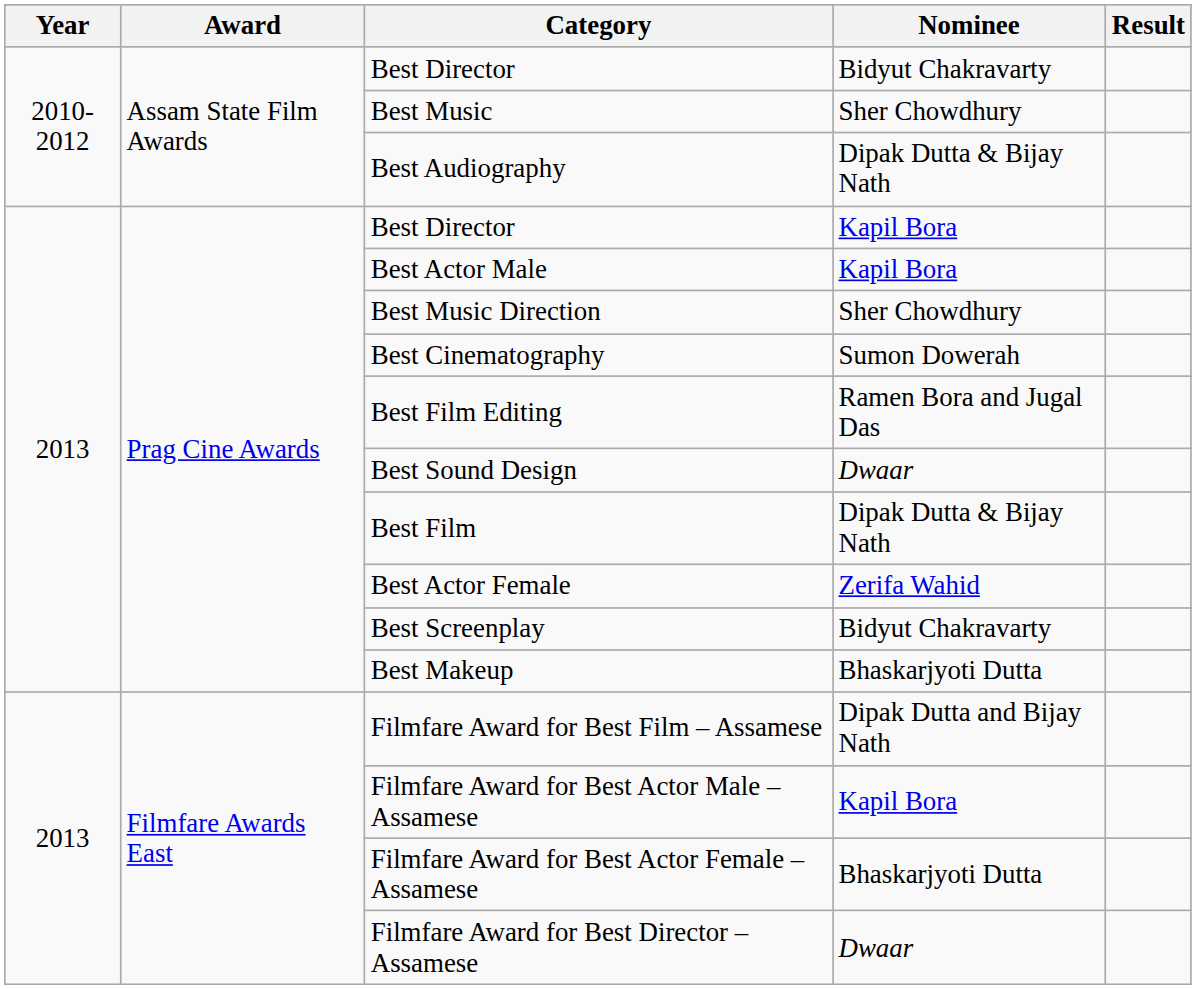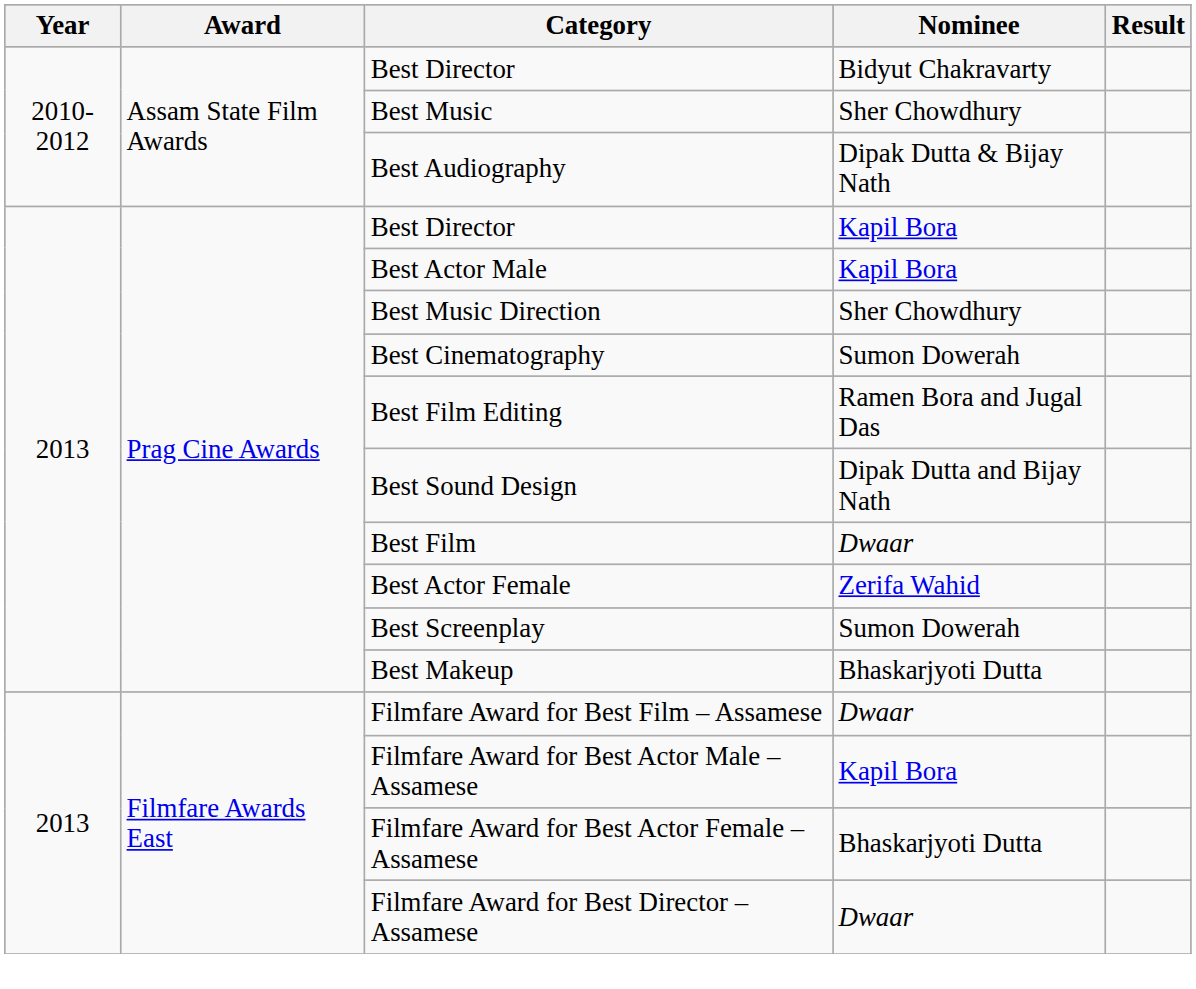(876, 469) Dwaar -> (960, 485) Dipak Dutta and Bijay Nath
(951, 527) Dipak Dutta & Bijay Nath -> (876, 542) Dwaar
(945, 628) Bidyut Chakravarty -> (929, 628) Sumon Dowerah
(960, 728) Dipak Dutta and Bijay Nath -> (876, 713) Dwaar
